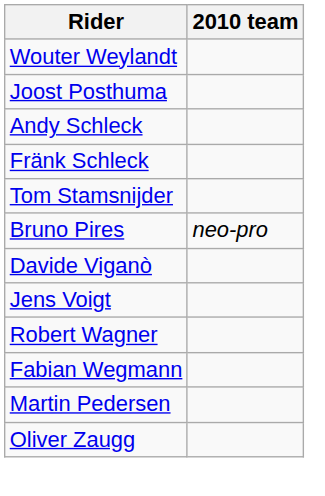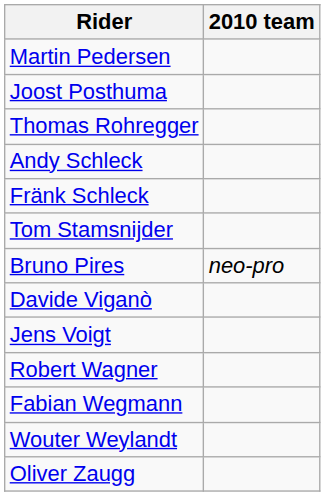rows swapped: (90, 404) <-> (93, 56)
+ row: (104, 126)
